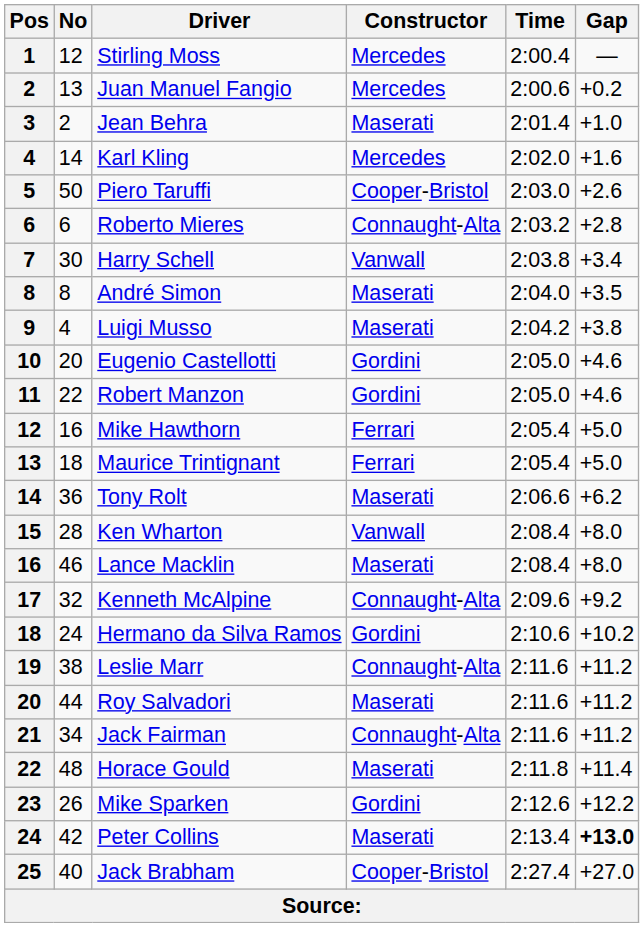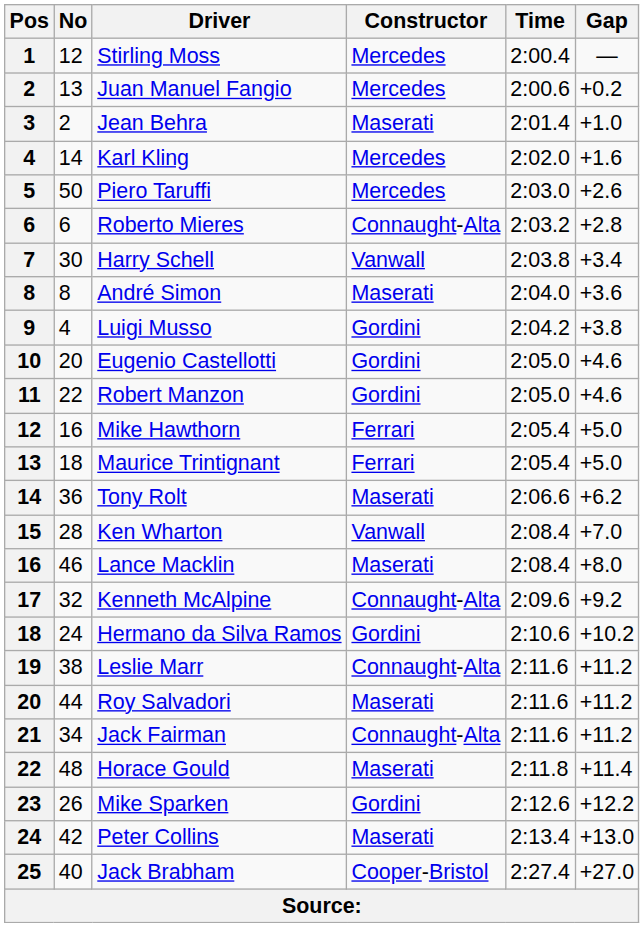(420, 191) Cooper-Bristol -> (399, 191) Mercedes
(601, 293) +3.5 -> (601, 293) +3.6
(393, 327) Maserati -> (386, 327) Gordini
(601, 531) +8.0 -> (601, 531) +7.0
(607, 837) bold -> (607, 837) normal
